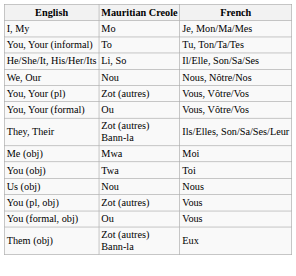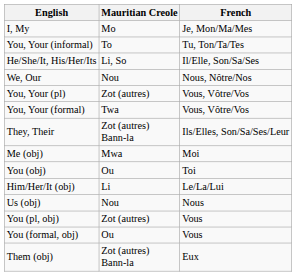(108, 110) Ou -> (110, 110) Twa
(110, 170) Twa -> (108, 170) Ou
+ row: (41, 186)
